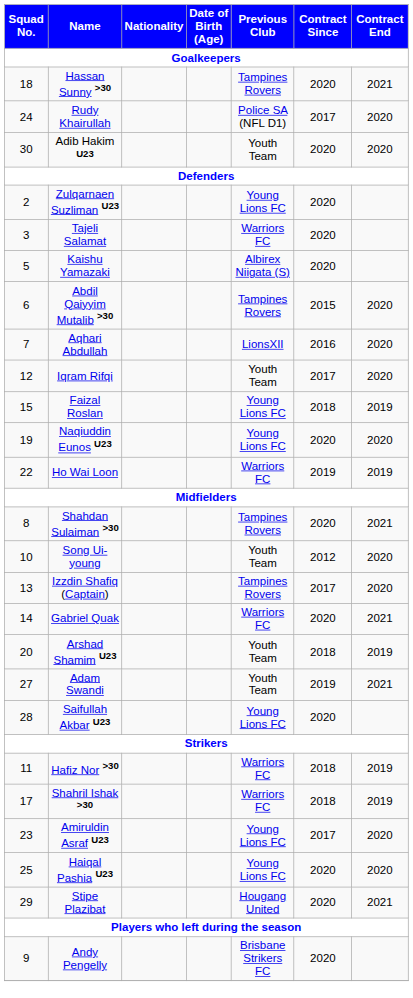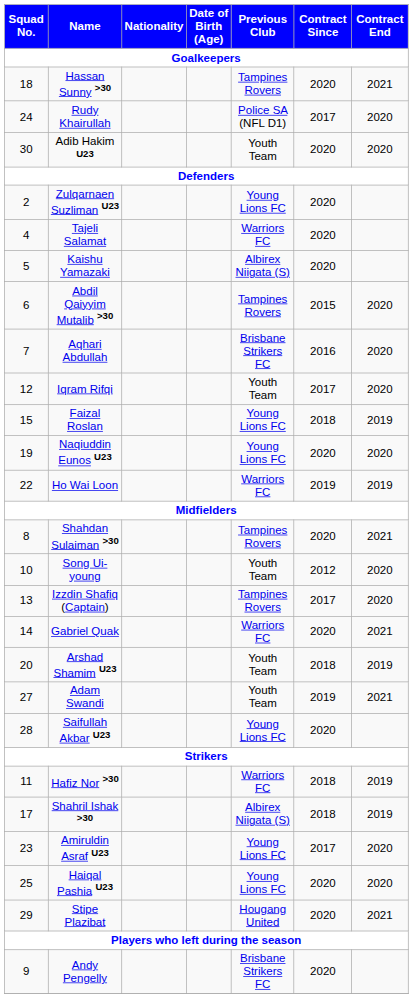(26, 235) 3 -> (26, 235) 4
(263, 344) LionsXII -> (263, 351) Brisbane Strikers FC
(263, 801) Warriors FC -> (263, 814) Albirex Niigata (S)
